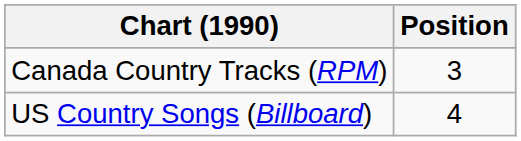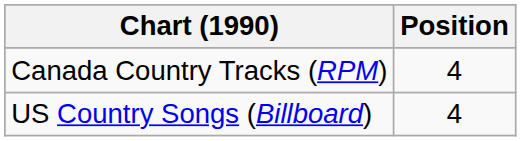(454, 69) 3 -> (454, 69) 4
